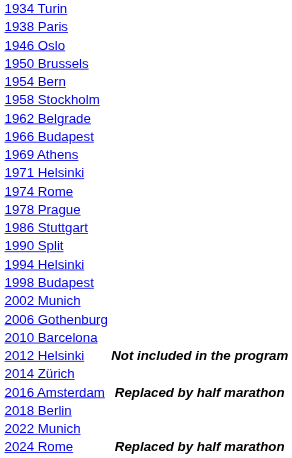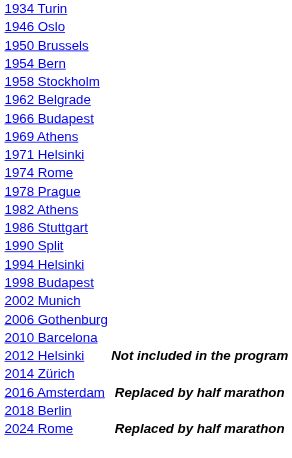- row: (36, 27)
+ row: (41, 209)
- row: (43, 429)
